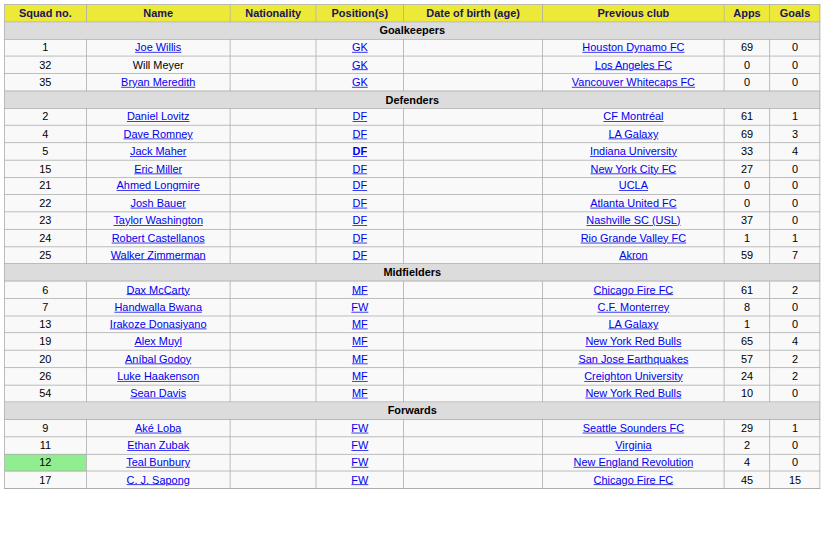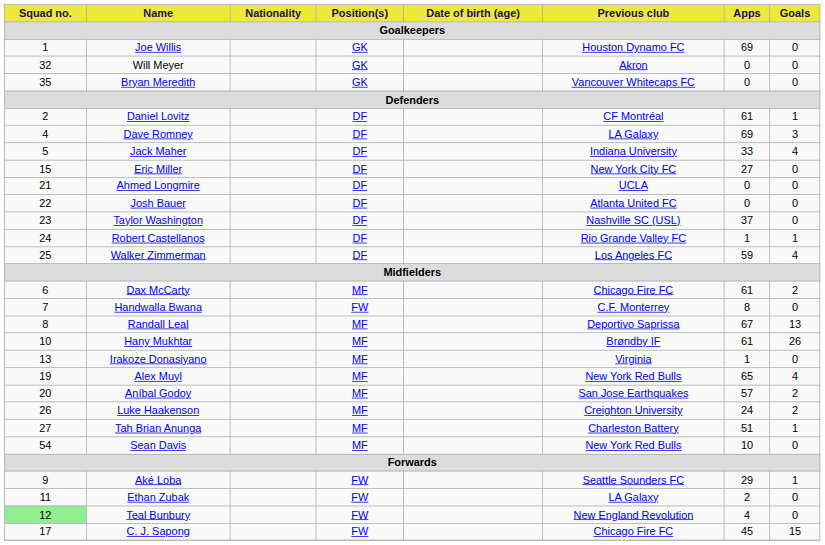(633, 65) Los Angeles FC -> (633, 65) Akron
(360, 152) bold -> (360, 152) normal
(633, 255) Akron -> (633, 255) Los Angeles FC
(795, 255) 7 -> (795, 255) 4
+ row: (158, 325)
+ row: (158, 342)
(633, 325) LA Galaxy -> (633, 359) Virginia
+ row: (158, 428)
(633, 446) Virginia -> (633, 498) LA Galaxy
